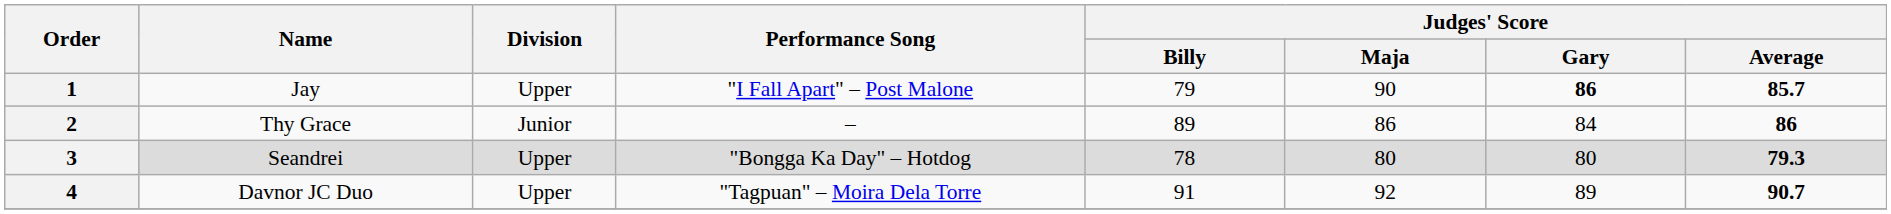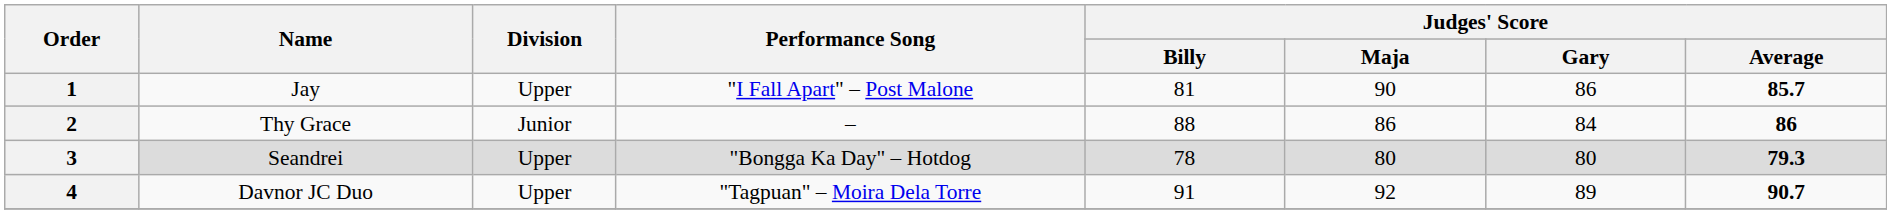(1185, 90) 79 -> (1185, 90) 81
(1586, 90) bold -> (1586, 90) normal
(1185, 124) 89 -> (1185, 124) 88
